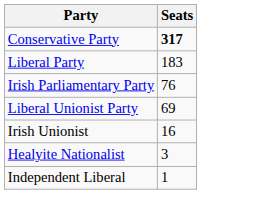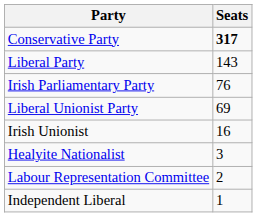(172, 62) 183 -> (227, 62) 143
+ row: (108, 177)
